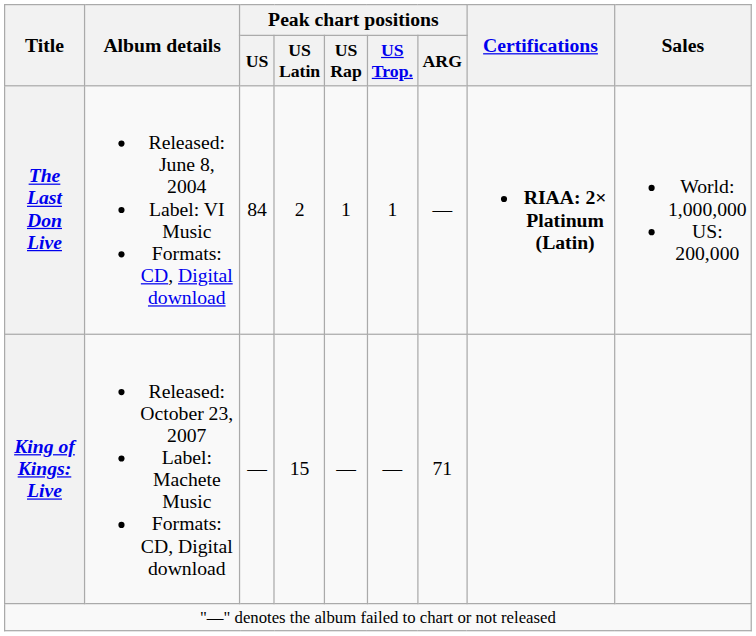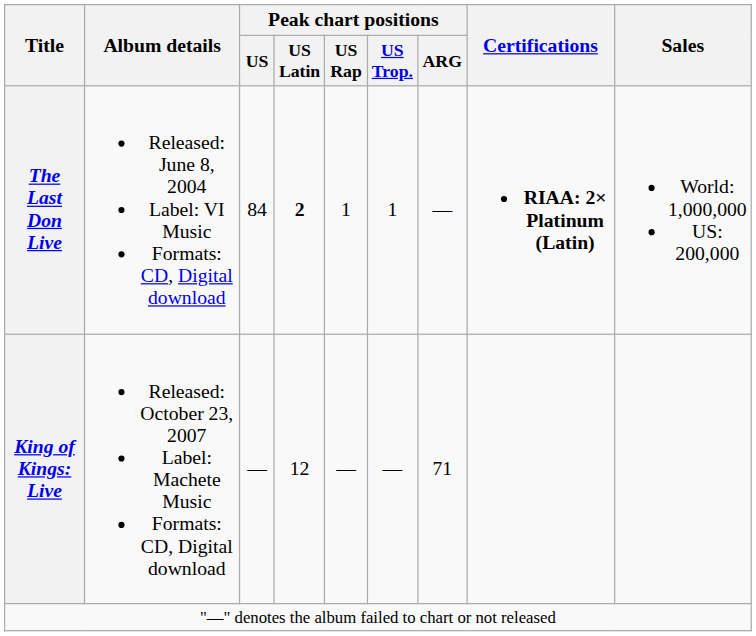(300, 209) normal -> (300, 209) bold
(300, 468) 15 -> (300, 468) 12
